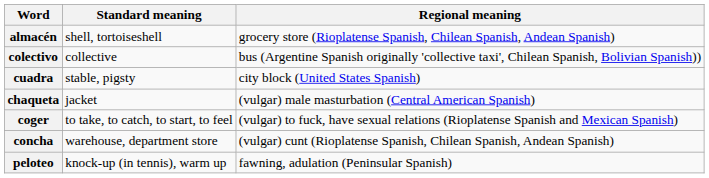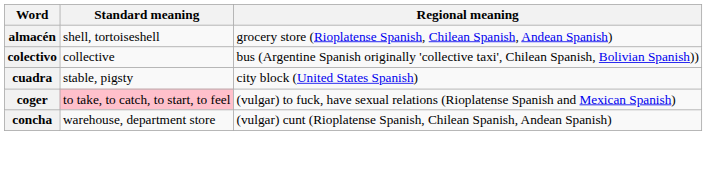- row: (33, 99)
(149, 120) no background -> (147, 99) pink background
- row: (33, 162)
